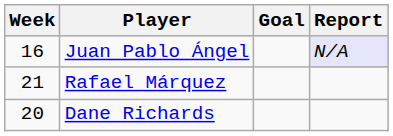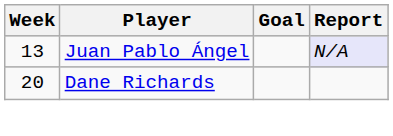(32, 52) 16 -> (32, 52) 13
- row: (146, 83)
